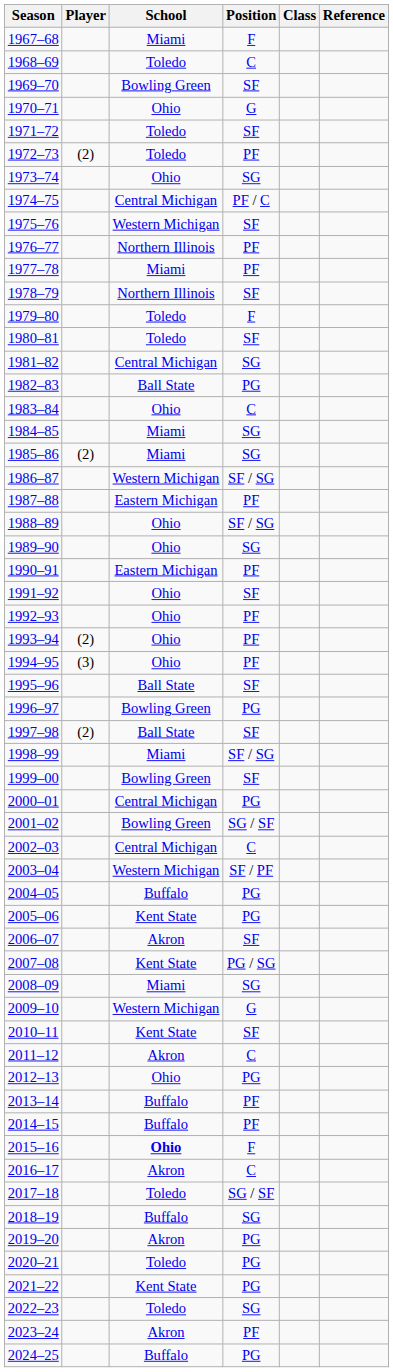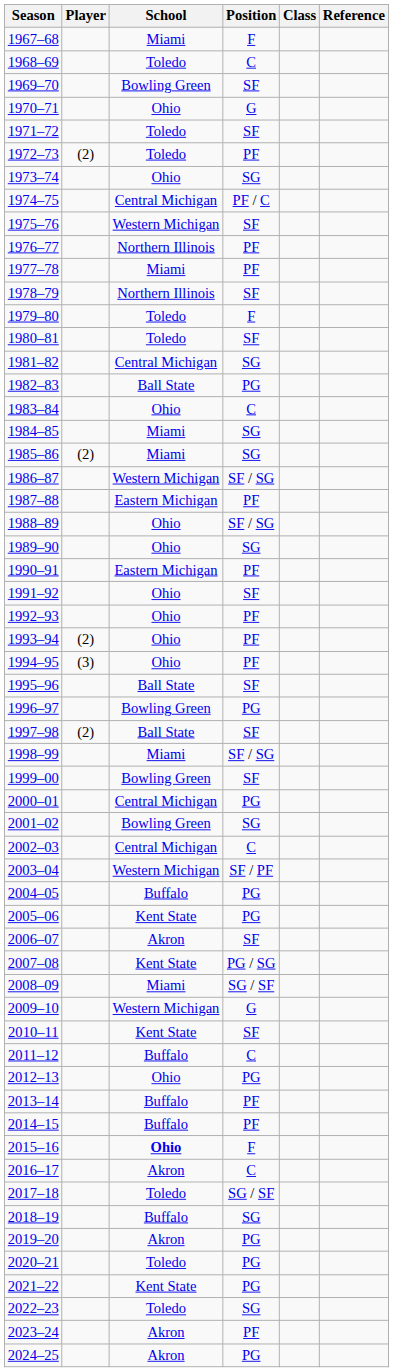(251, 824) SG / SF -> (251, 824) SG
(251, 985) SG -> (251, 985) SG / SF
(166, 1055) Akron -> (166, 1055) Buffalo
(166, 1355) Buffalo -> (166, 1355) Akron
